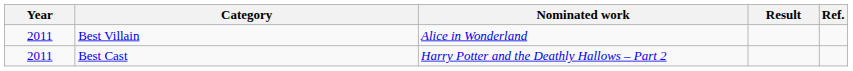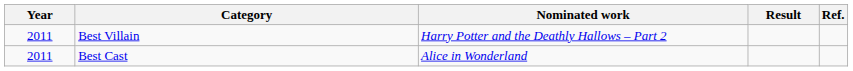(474, 35) Alice in Wonderland -> (544, 35) Harry Potter and the Deathly Hallows – Part 2
(544, 55) Harry Potter and the Deathly Hallows – Part 2 -> (474, 55) Alice in Wonderland
